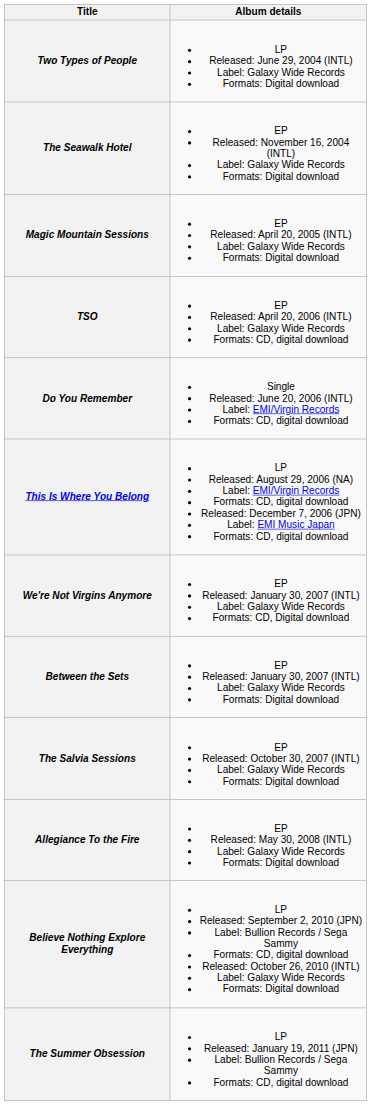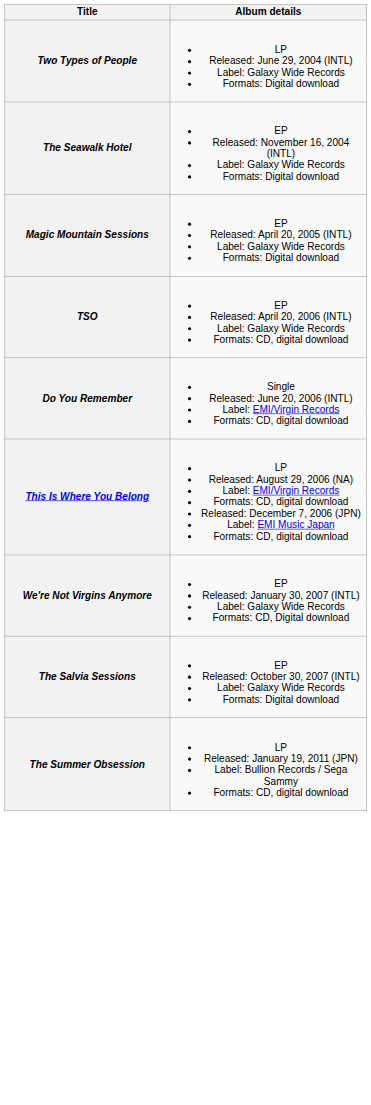- row: (87, 677)
- row: (87, 840)
- row: (87, 944)
